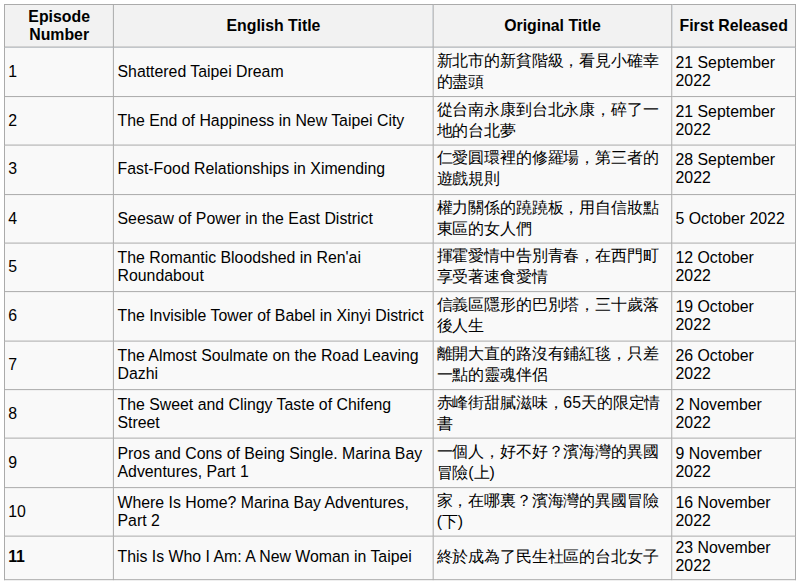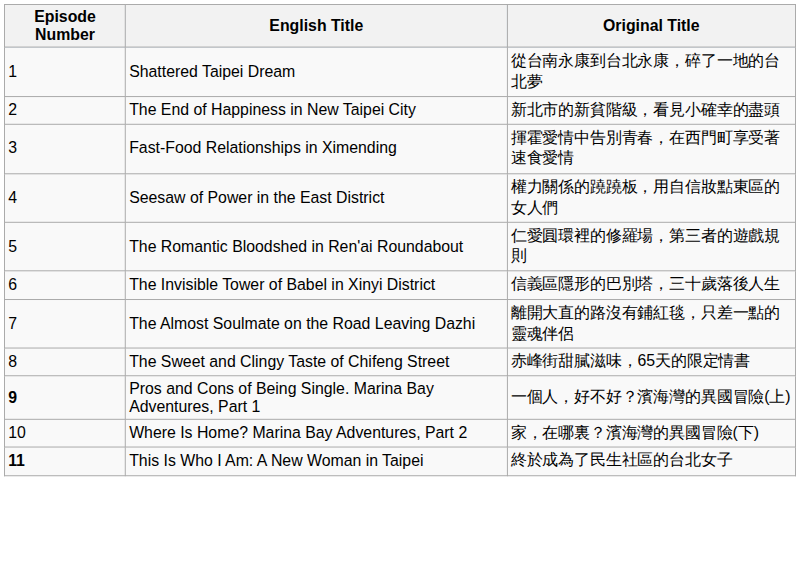- column: (734, 25)
(548, 71) 新北市的新貧階級，看見小確幸的盡頭 -> (645, 71) 從台南永康到台北永康，碎了一地的台北夢
(548, 120) 從台南永康到台北永康，碎了一地的台北夢 -> (645, 109) 新北市的新貧階級，看見小確幸的盡頭
(548, 169) 仁愛圓環裡的修羅場，第三者的遊戲規則 -> (645, 148) 揮霍愛情中告別青春，在西門町享受著速食愛情
(548, 266) 揮霍愛情中告別青春，在西門町享受著速食愛情 -> (645, 246) 仁愛圓環裡的修羅場，第三者的遊戲規則
(13, 462) normal -> (13, 397) bold
